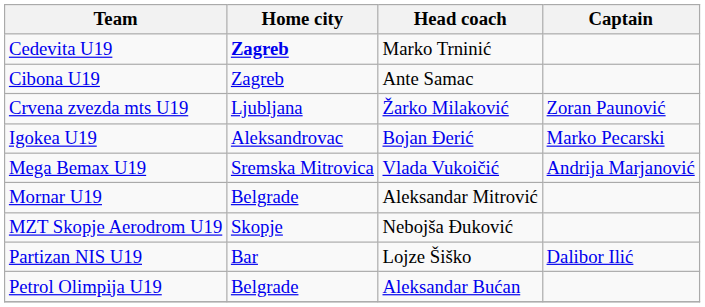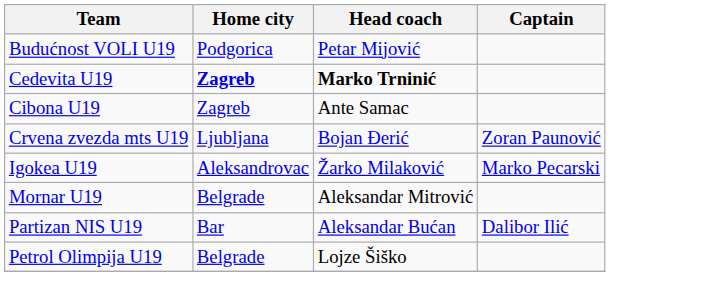+ row: (92, 49)
(437, 49) normal -> (377, 78) bold
(446, 108) Žarko Milaković -> (363, 138) Bojan Đerić
(428, 138) Bojan Đerić -> (381, 167) Žarko Milaković
- row: (78, 167)
- row: (116, 227)
(427, 256) Lojze Šiško -> (387, 227) Aleksandar Bućan
(451, 286) Aleksandar Bućan -> (362, 256) Lojze Šiško
